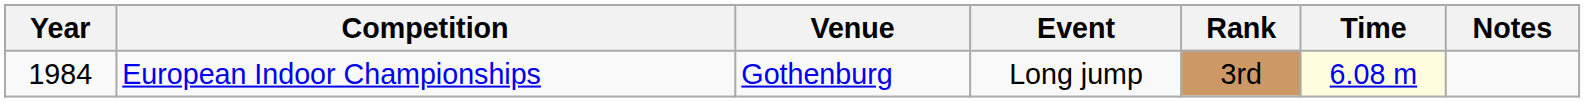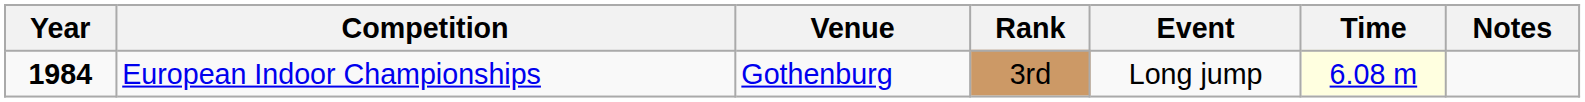columns swapped: (1241, 28) <-> (1076, 28)
(60, 73) normal -> (60, 73) bold
